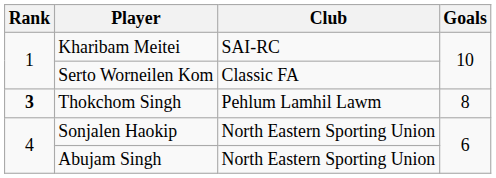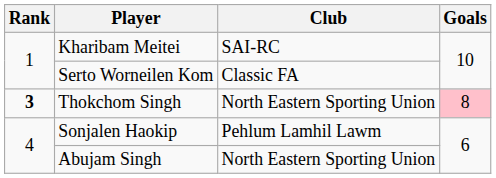(302, 103) Pehlum Lamhil Lawm -> (328, 103) North Eastern Sporting Union
(465, 103) no background -> (465, 103) pink background
(328, 131) North Eastern Sporting Union -> (302, 131) Pehlum Lamhil Lawm
